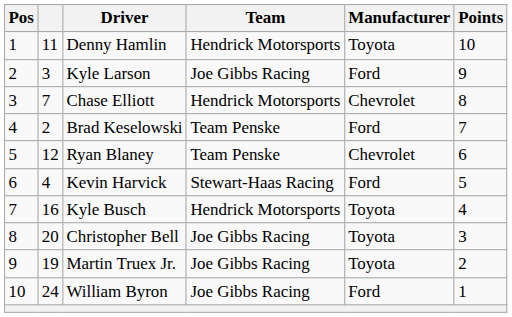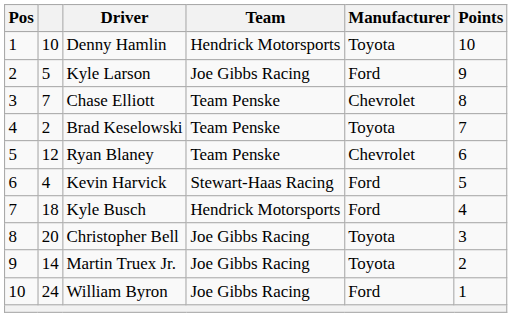(50, 45) 11 -> (50, 45) 10
(46, 72) 3 -> (46, 72) 5
(265, 99) Hendrick Motorsports -> (235, 99) Team Penske
(364, 126) Ford -> (372, 126) Toyota
(50, 208) 16 -> (50, 208) 18
(372, 208) Toyota -> (364, 208) Ford
(50, 263) 19 -> (50, 263) 14
